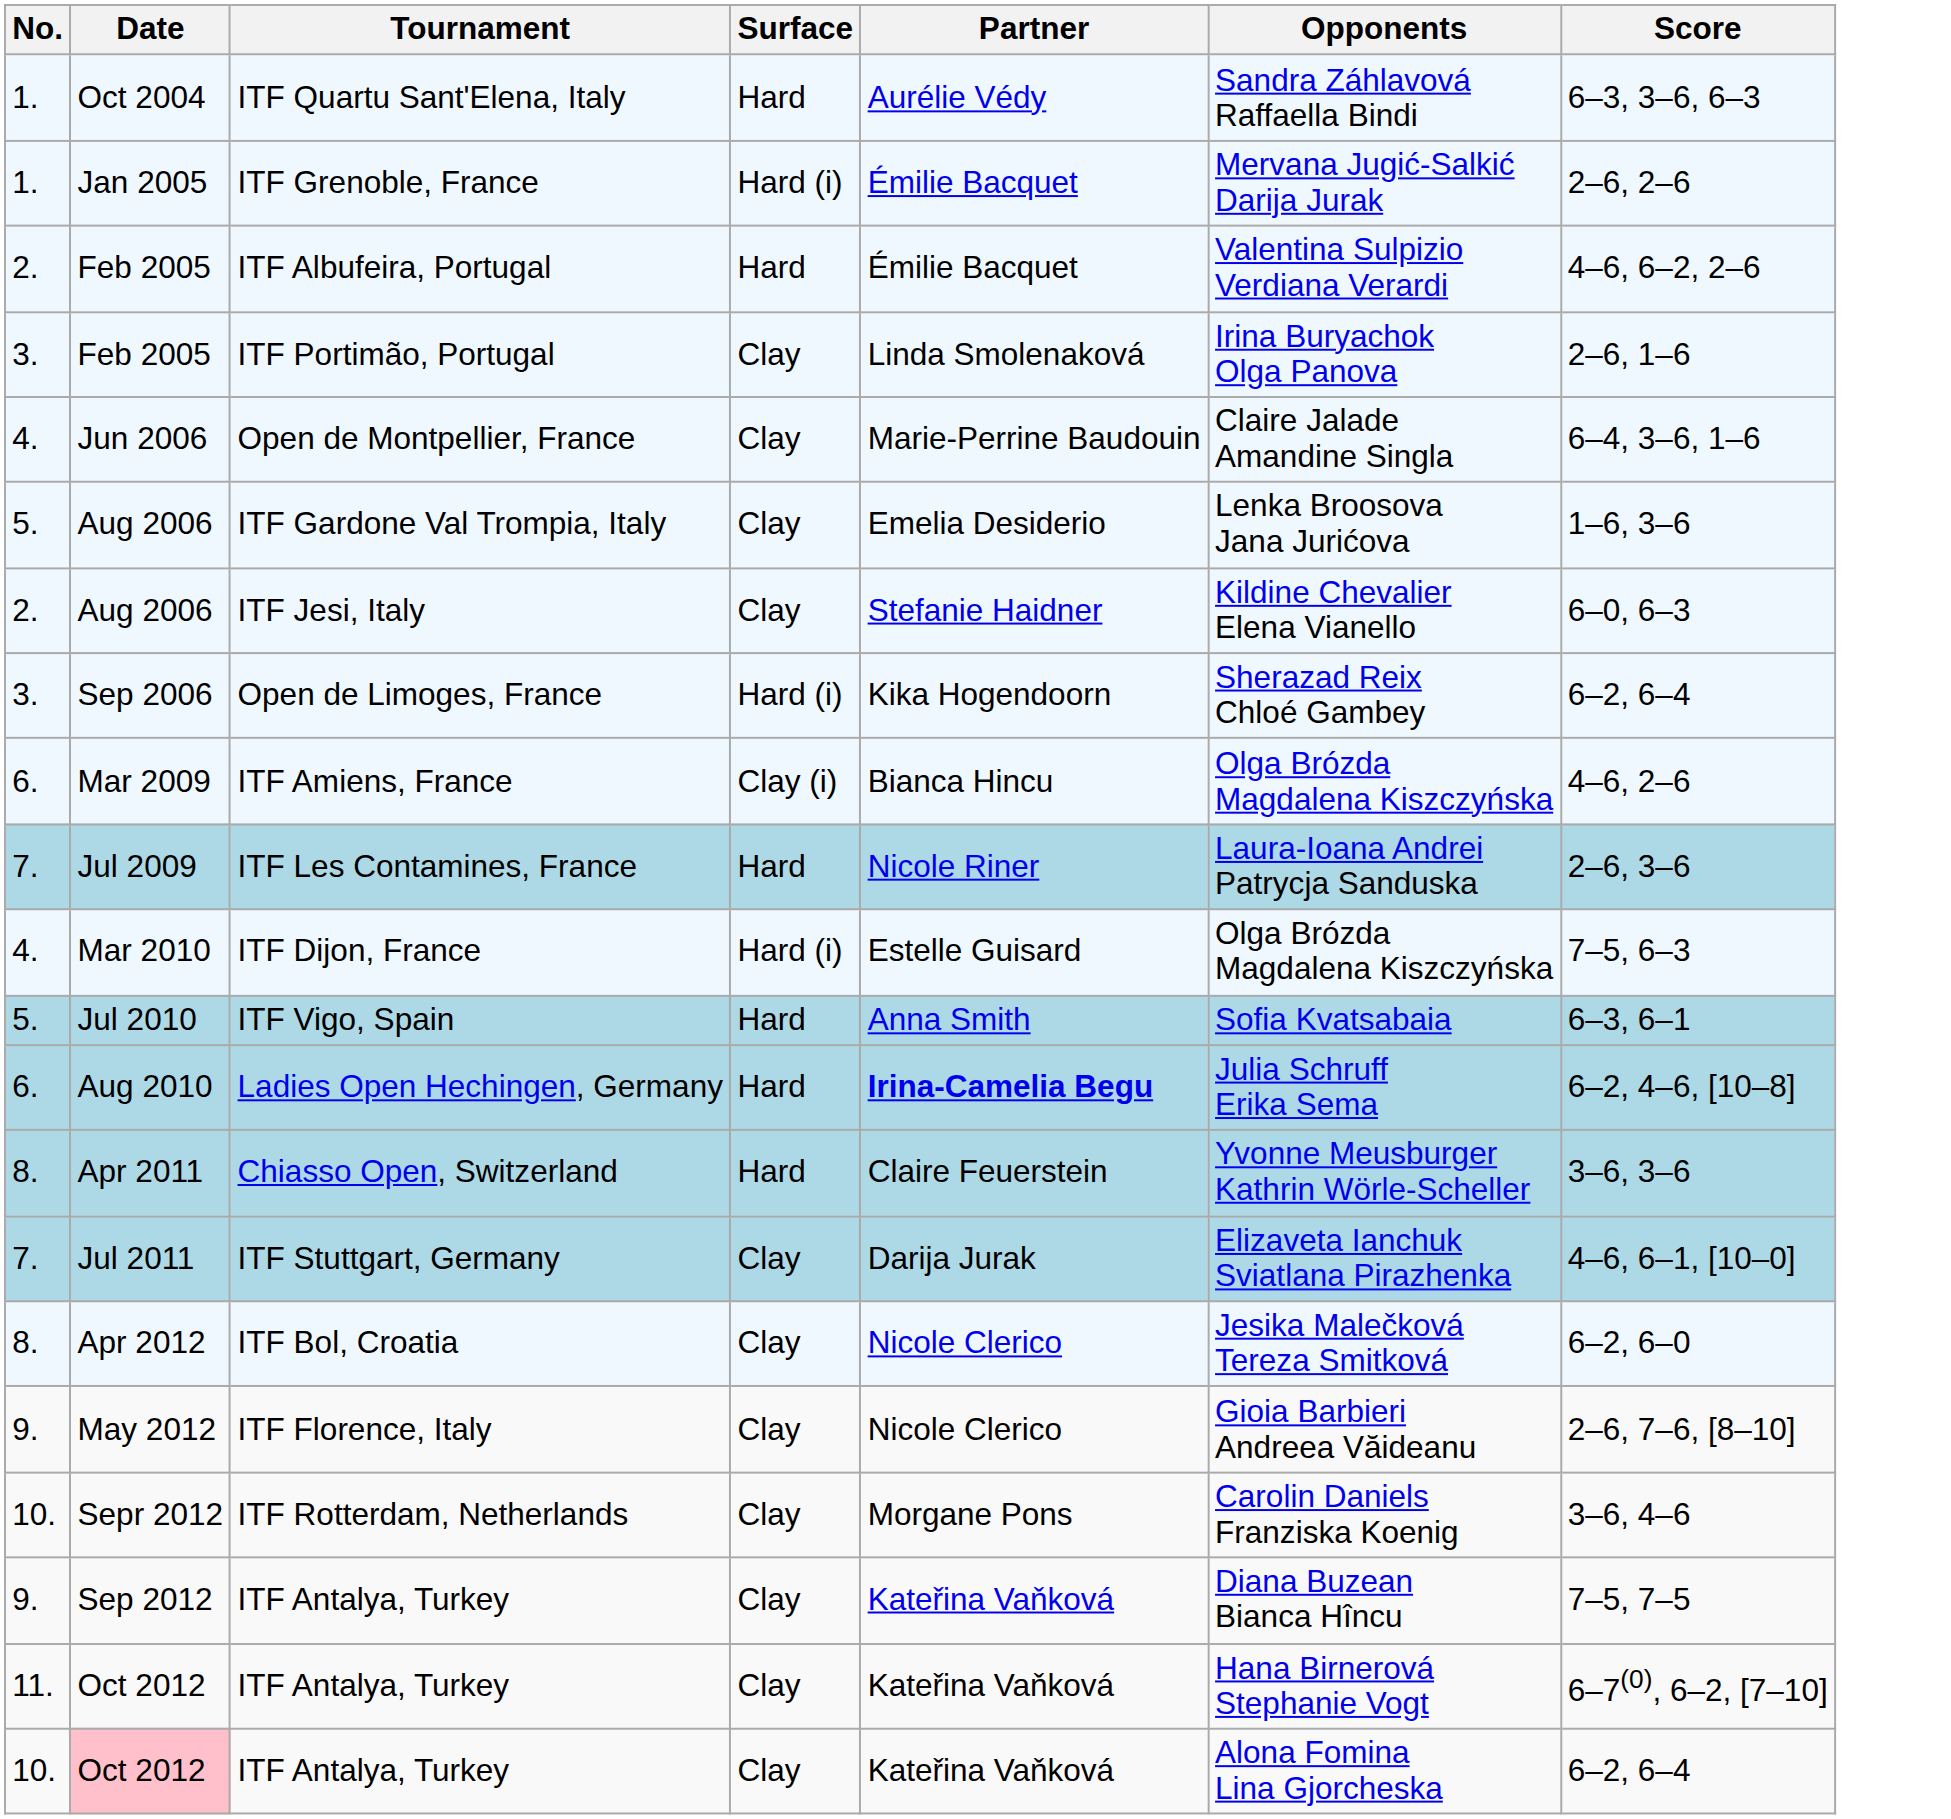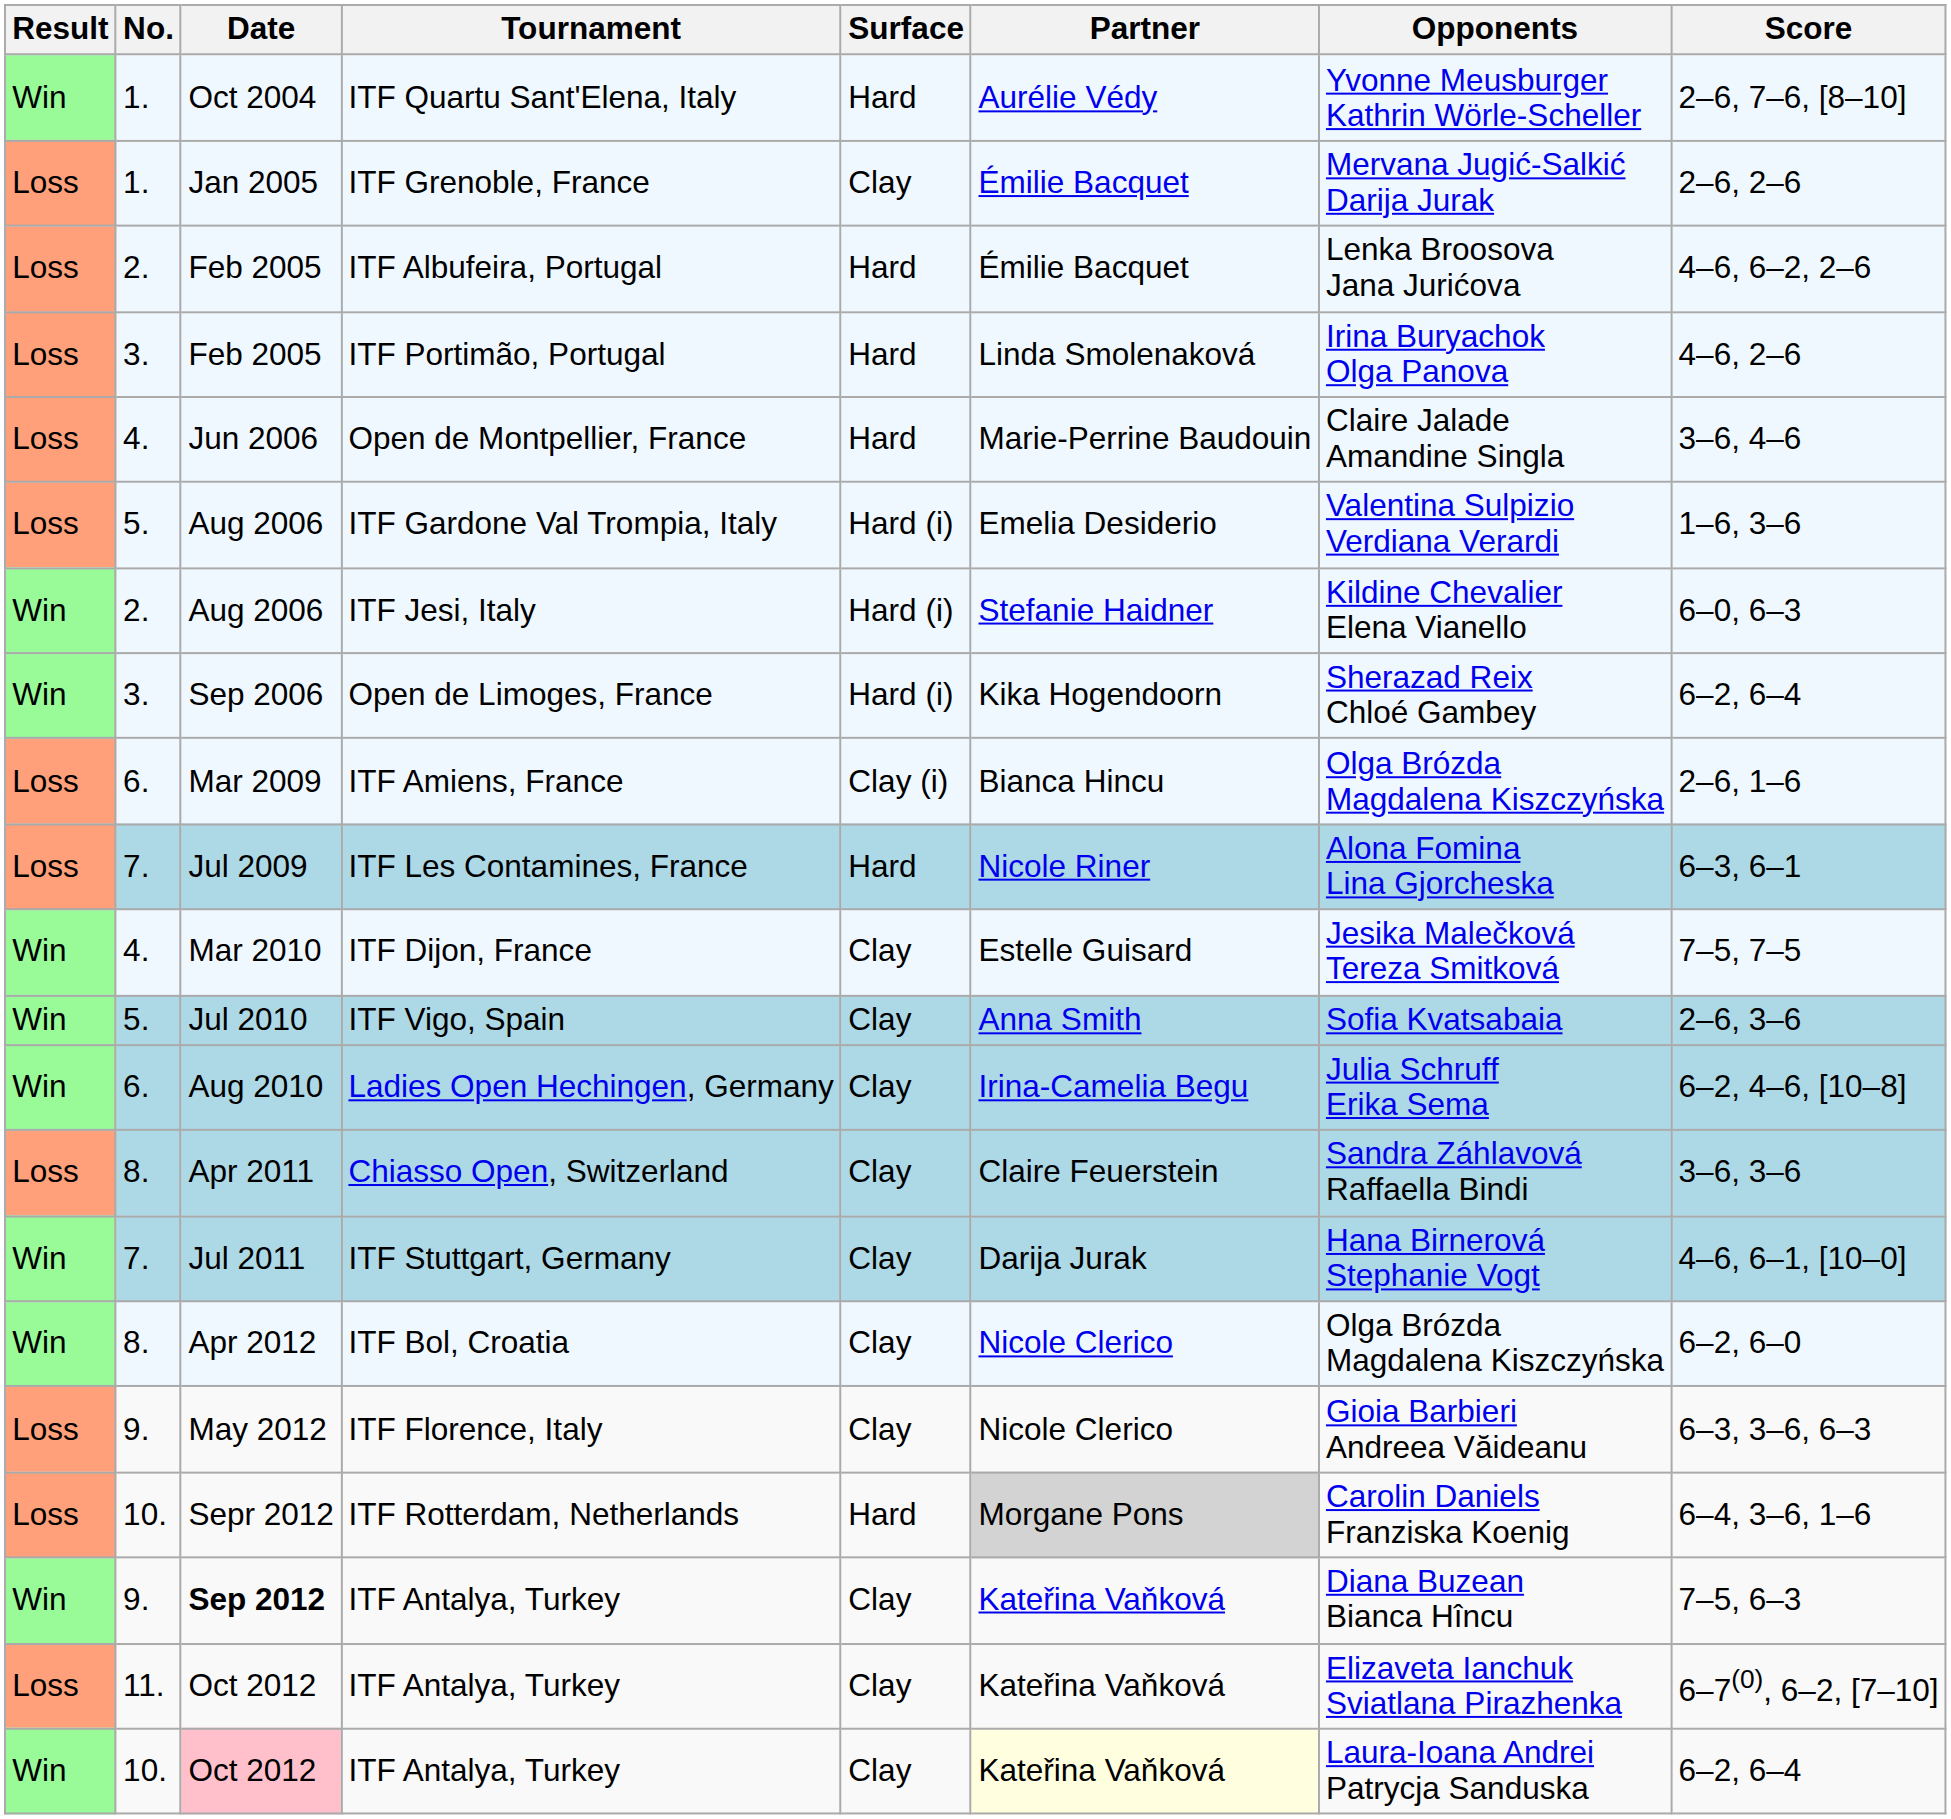+ column: (60, 29)
(1343, 97) Sandra Záhlavová Raffaella Bindi -> (1484, 97) Yvonne Meusburger Kathrin Wörle-Scheller
(1664, 97) 6–3, 3–6, 6–3 -> (1793, 97) 2–6, 7–6, [8–10]
(790, 182) Hard (i) -> (880, 182) Clay
(1339, 268) Valentina Sulpizio Verdiana Verardi -> (1440, 268) Lenka Broosova Jana Jurićova
(769, 353) Clay -> (882, 353) Hard
(1629, 353) 2–6, 1–6 -> (1740, 353) 4–6, 2–6
(769, 439) Clay -> (882, 439) Hard
(1664, 439) 6–4, 3–6, 1–6 -> (1740, 439) 3–6, 4–6
(769, 524) Clay -> (901, 524) Hard (i)
(1329, 524) Lenka Broosova Jana Jurićova -> (1450, 524) Valentina Sulpizio Verdiana Verardi
(769, 609) Clay -> (901, 609) Hard (i)
(1629, 780) 4–6, 2–6 -> (1740, 780) 2–6, 1–6
(1349, 866) Laura-Ioana Andrei Patrycja Sanduska -> (1440, 866) Alona Fomina Lina Gjorcheska
(1629, 866) 2–6, 3–6 -> (1740, 866) 6–3, 6–1
(790, 951) Hard (i) -> (880, 951) Clay
(1384, 951) Olga Brózda Magdalena Kiszczyńska -> (1450, 951) Jesika Malečková Tereza Smitková
(1629, 951) 7–5, 6–3 -> (1740, 951) 7–5, 7–5
(772, 1019) Hard -> (880, 1019) Clay
(1629, 1019) 6–3, 6–1 -> (1740, 1019) 2–6, 3–6
(772, 1087) Hard -> (880, 1087) Clay
(1010, 1087) bold -> (1113, 1087) normal
(772, 1172) Hard -> (880, 1172) Clay
(1373, 1172) Yvonne Meusburger Kathrin Wörle-Scheller -> (1454, 1172) Sandra Záhlavová Raffaella Bindi
(1363, 1258) Elizaveta Ianchuk Sviatlana Pirazhenka -> (1435, 1258) Hana Birnerová Stephanie Vogt
(1339, 1343) Jesika Malečková Tereza Smitková -> (1495, 1343) Olga Brózda Magdalena Kiszczyńska
(1682, 1428) 2–6, 7–6, [8–10] -> (1775, 1428) 6–3, 3–6, 6–3
(769, 1514) Clay -> (882, 1514) Hard
(970, 1514) no background -> (1081, 1514) lightgrey background
(1629, 1514) 3–6, 4–6 -> (1775, 1514) 6–4, 3–6, 1–6
(145, 1599) normal -> (257, 1599) bold
(1629, 1599) 7–5, 7–5 -> (1740, 1599) 7–5, 6–3
(1325, 1685) Hana Birnerová Stephanie Vogt -> (1474, 1685) Elizaveta Ianchuk Sviatlana Pirazhenka
(991, 1770) no background -> (1102, 1770) lightyellow background
(1329, 1770) Alona Fomina Lina Gjorcheska -> (1460, 1770) Laura-Ioana Andrei Patrycja Sanduska
